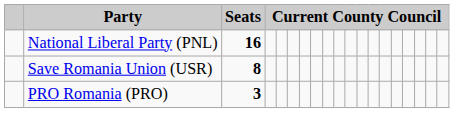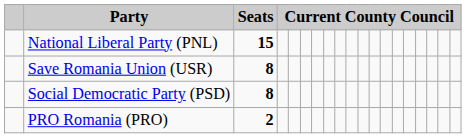(253, 42) 16 -> (265, 42) 15
+ row: (129, 94)
(257, 94) 3 -> (270, 119) 2
